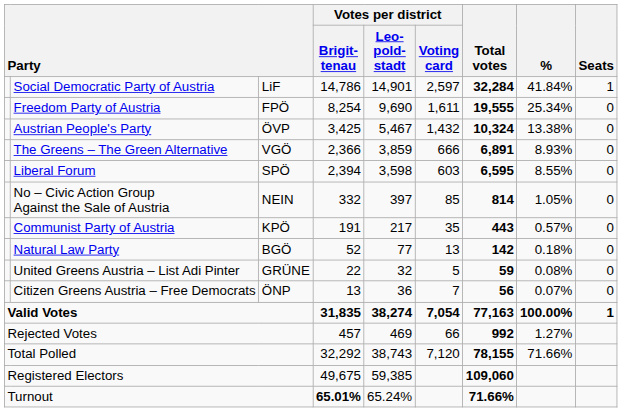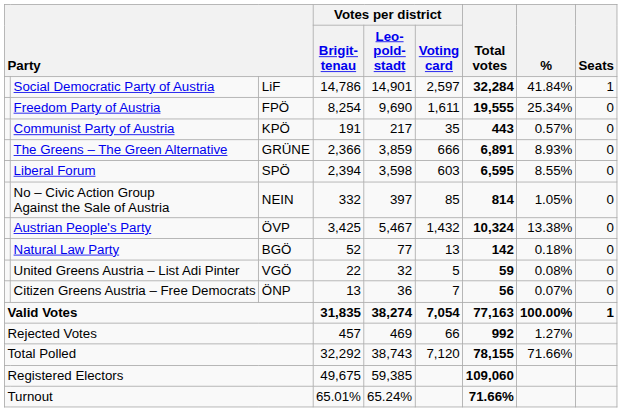rows swapped: (82, 129) <-> (94, 228)
(277, 150) VGÖ -> (286, 150) GRÜNE
(286, 270) GRÜNE -> (277, 270) VGÖ
(338, 396) bold -> (338, 396) normal
